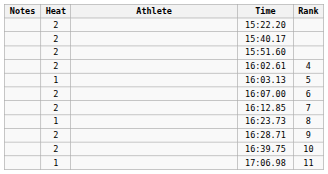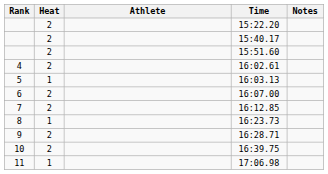columns swapped: (308, 11) <-> (23, 11)
